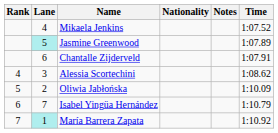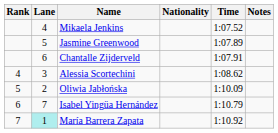columns swapped: (256, 12) <-> (225, 12)
(44, 43) paleturquoise background -> (44, 43) no background
